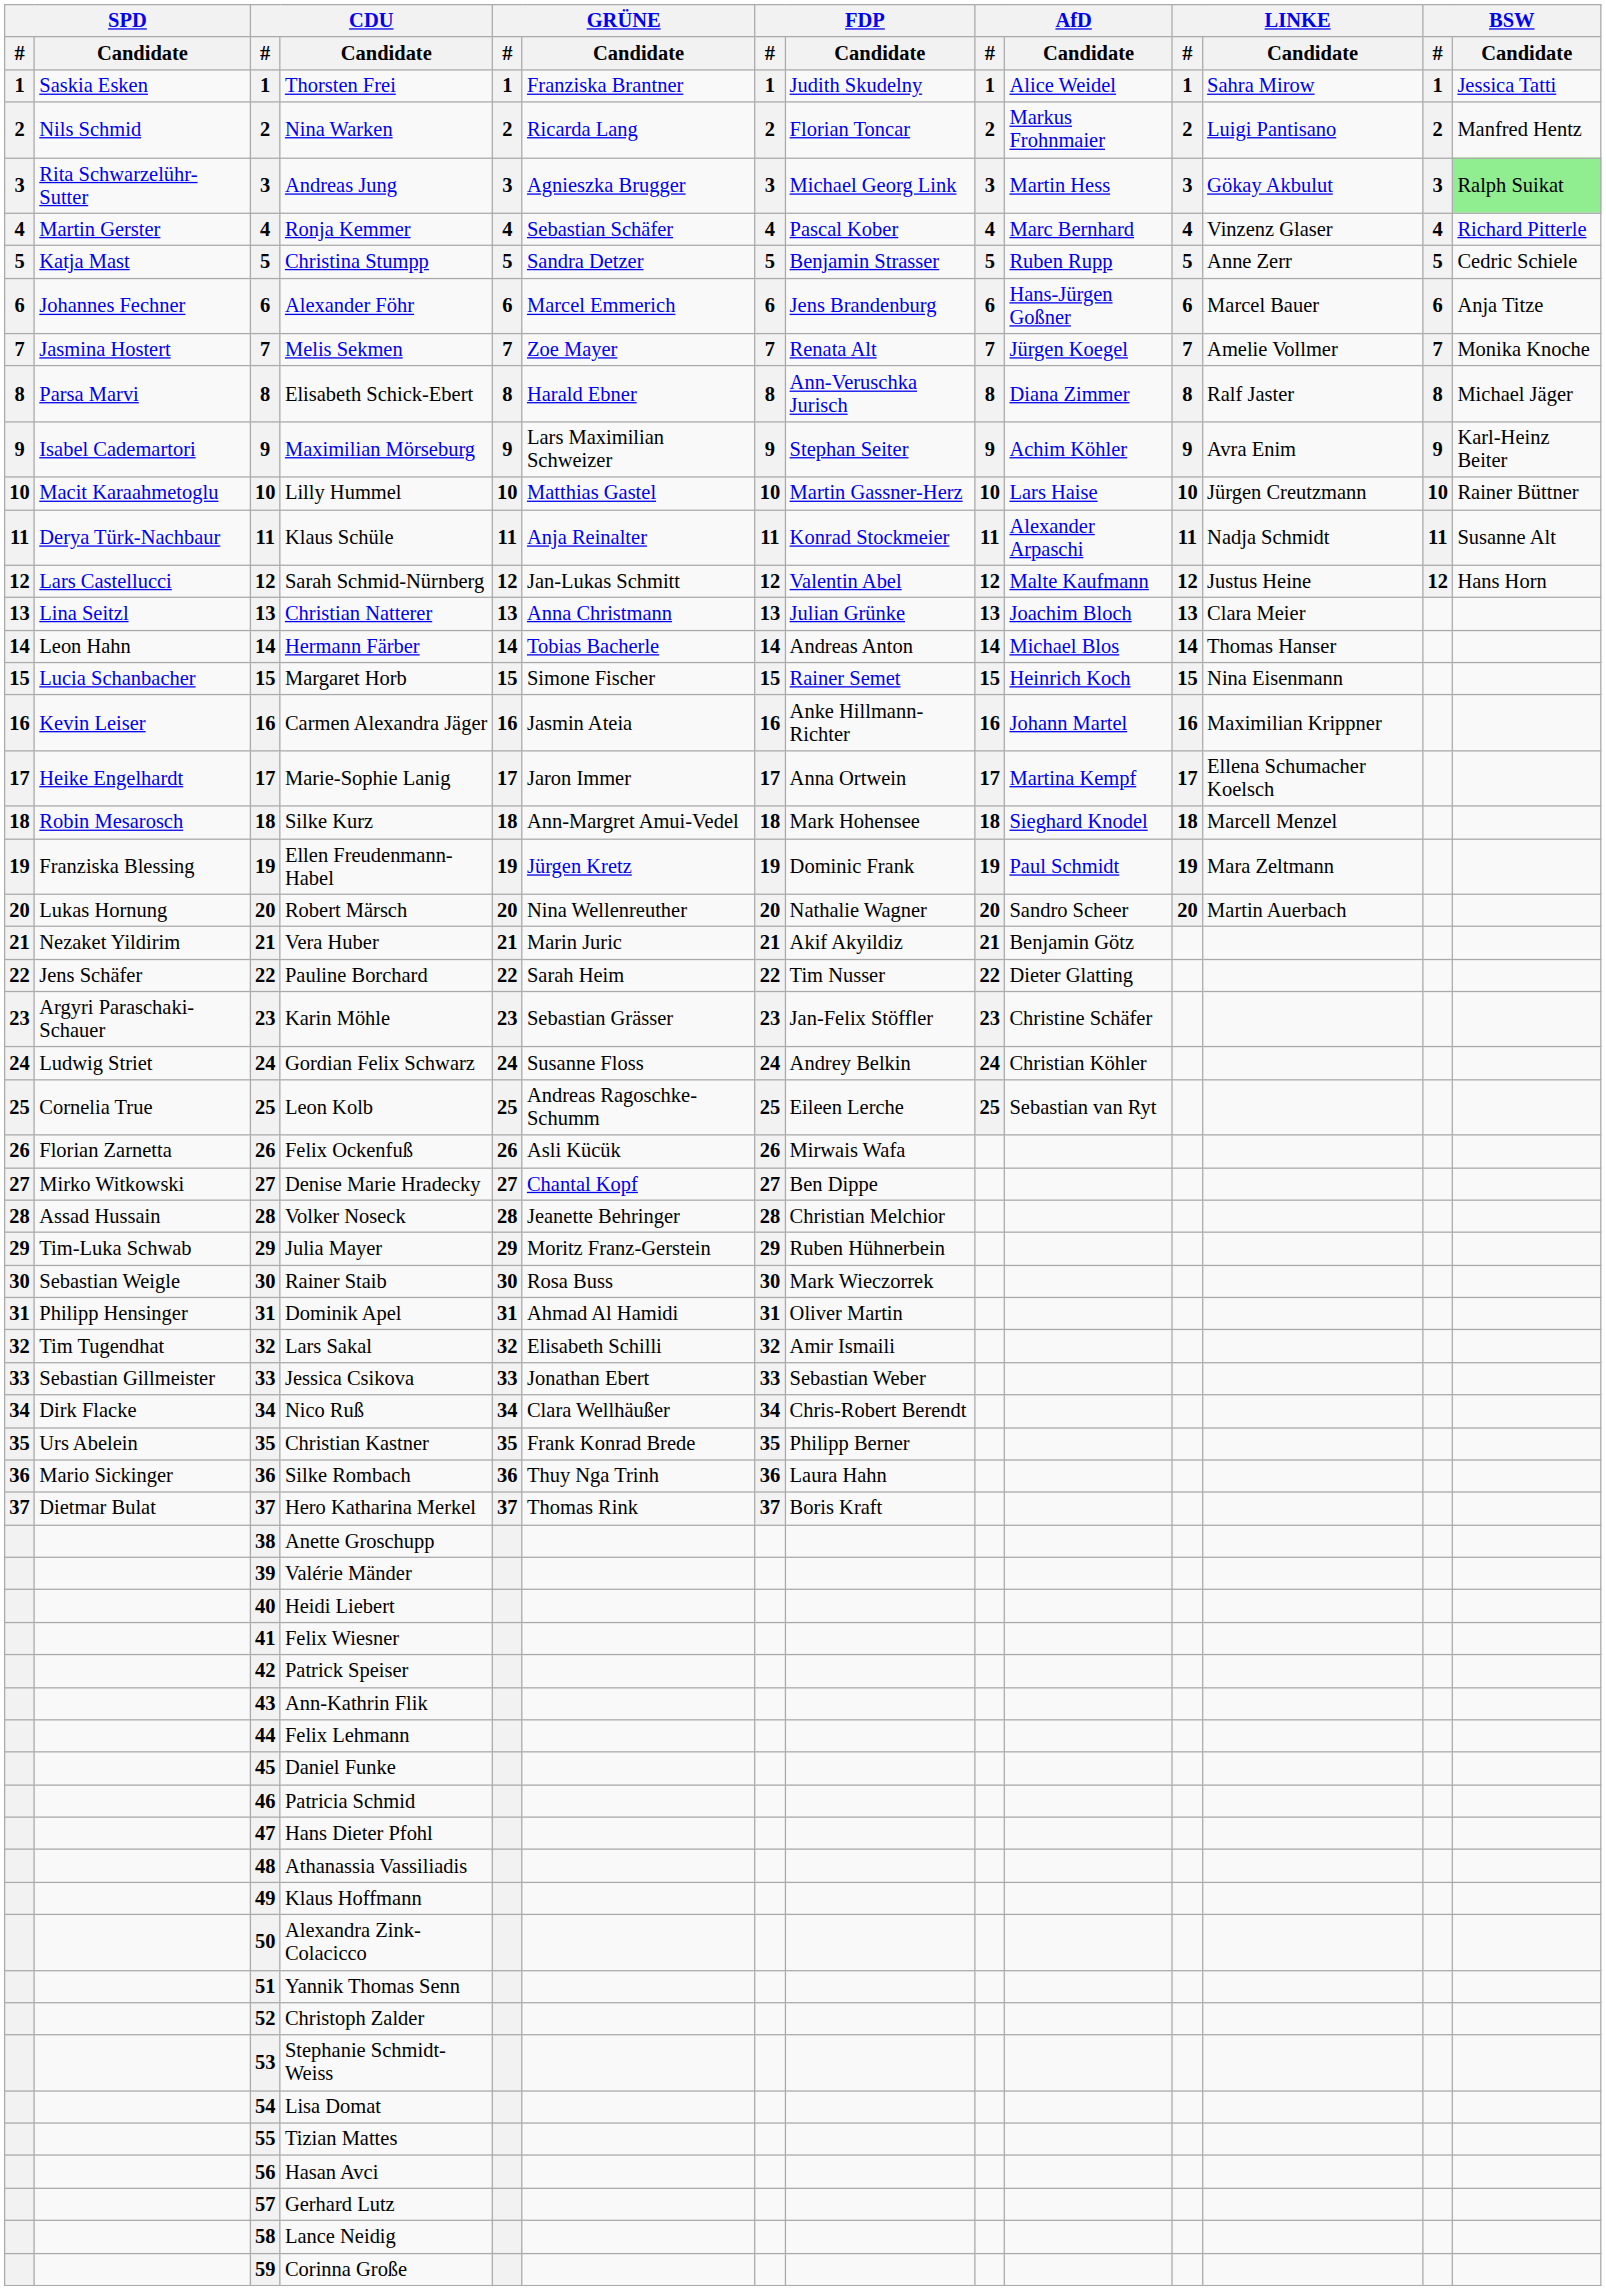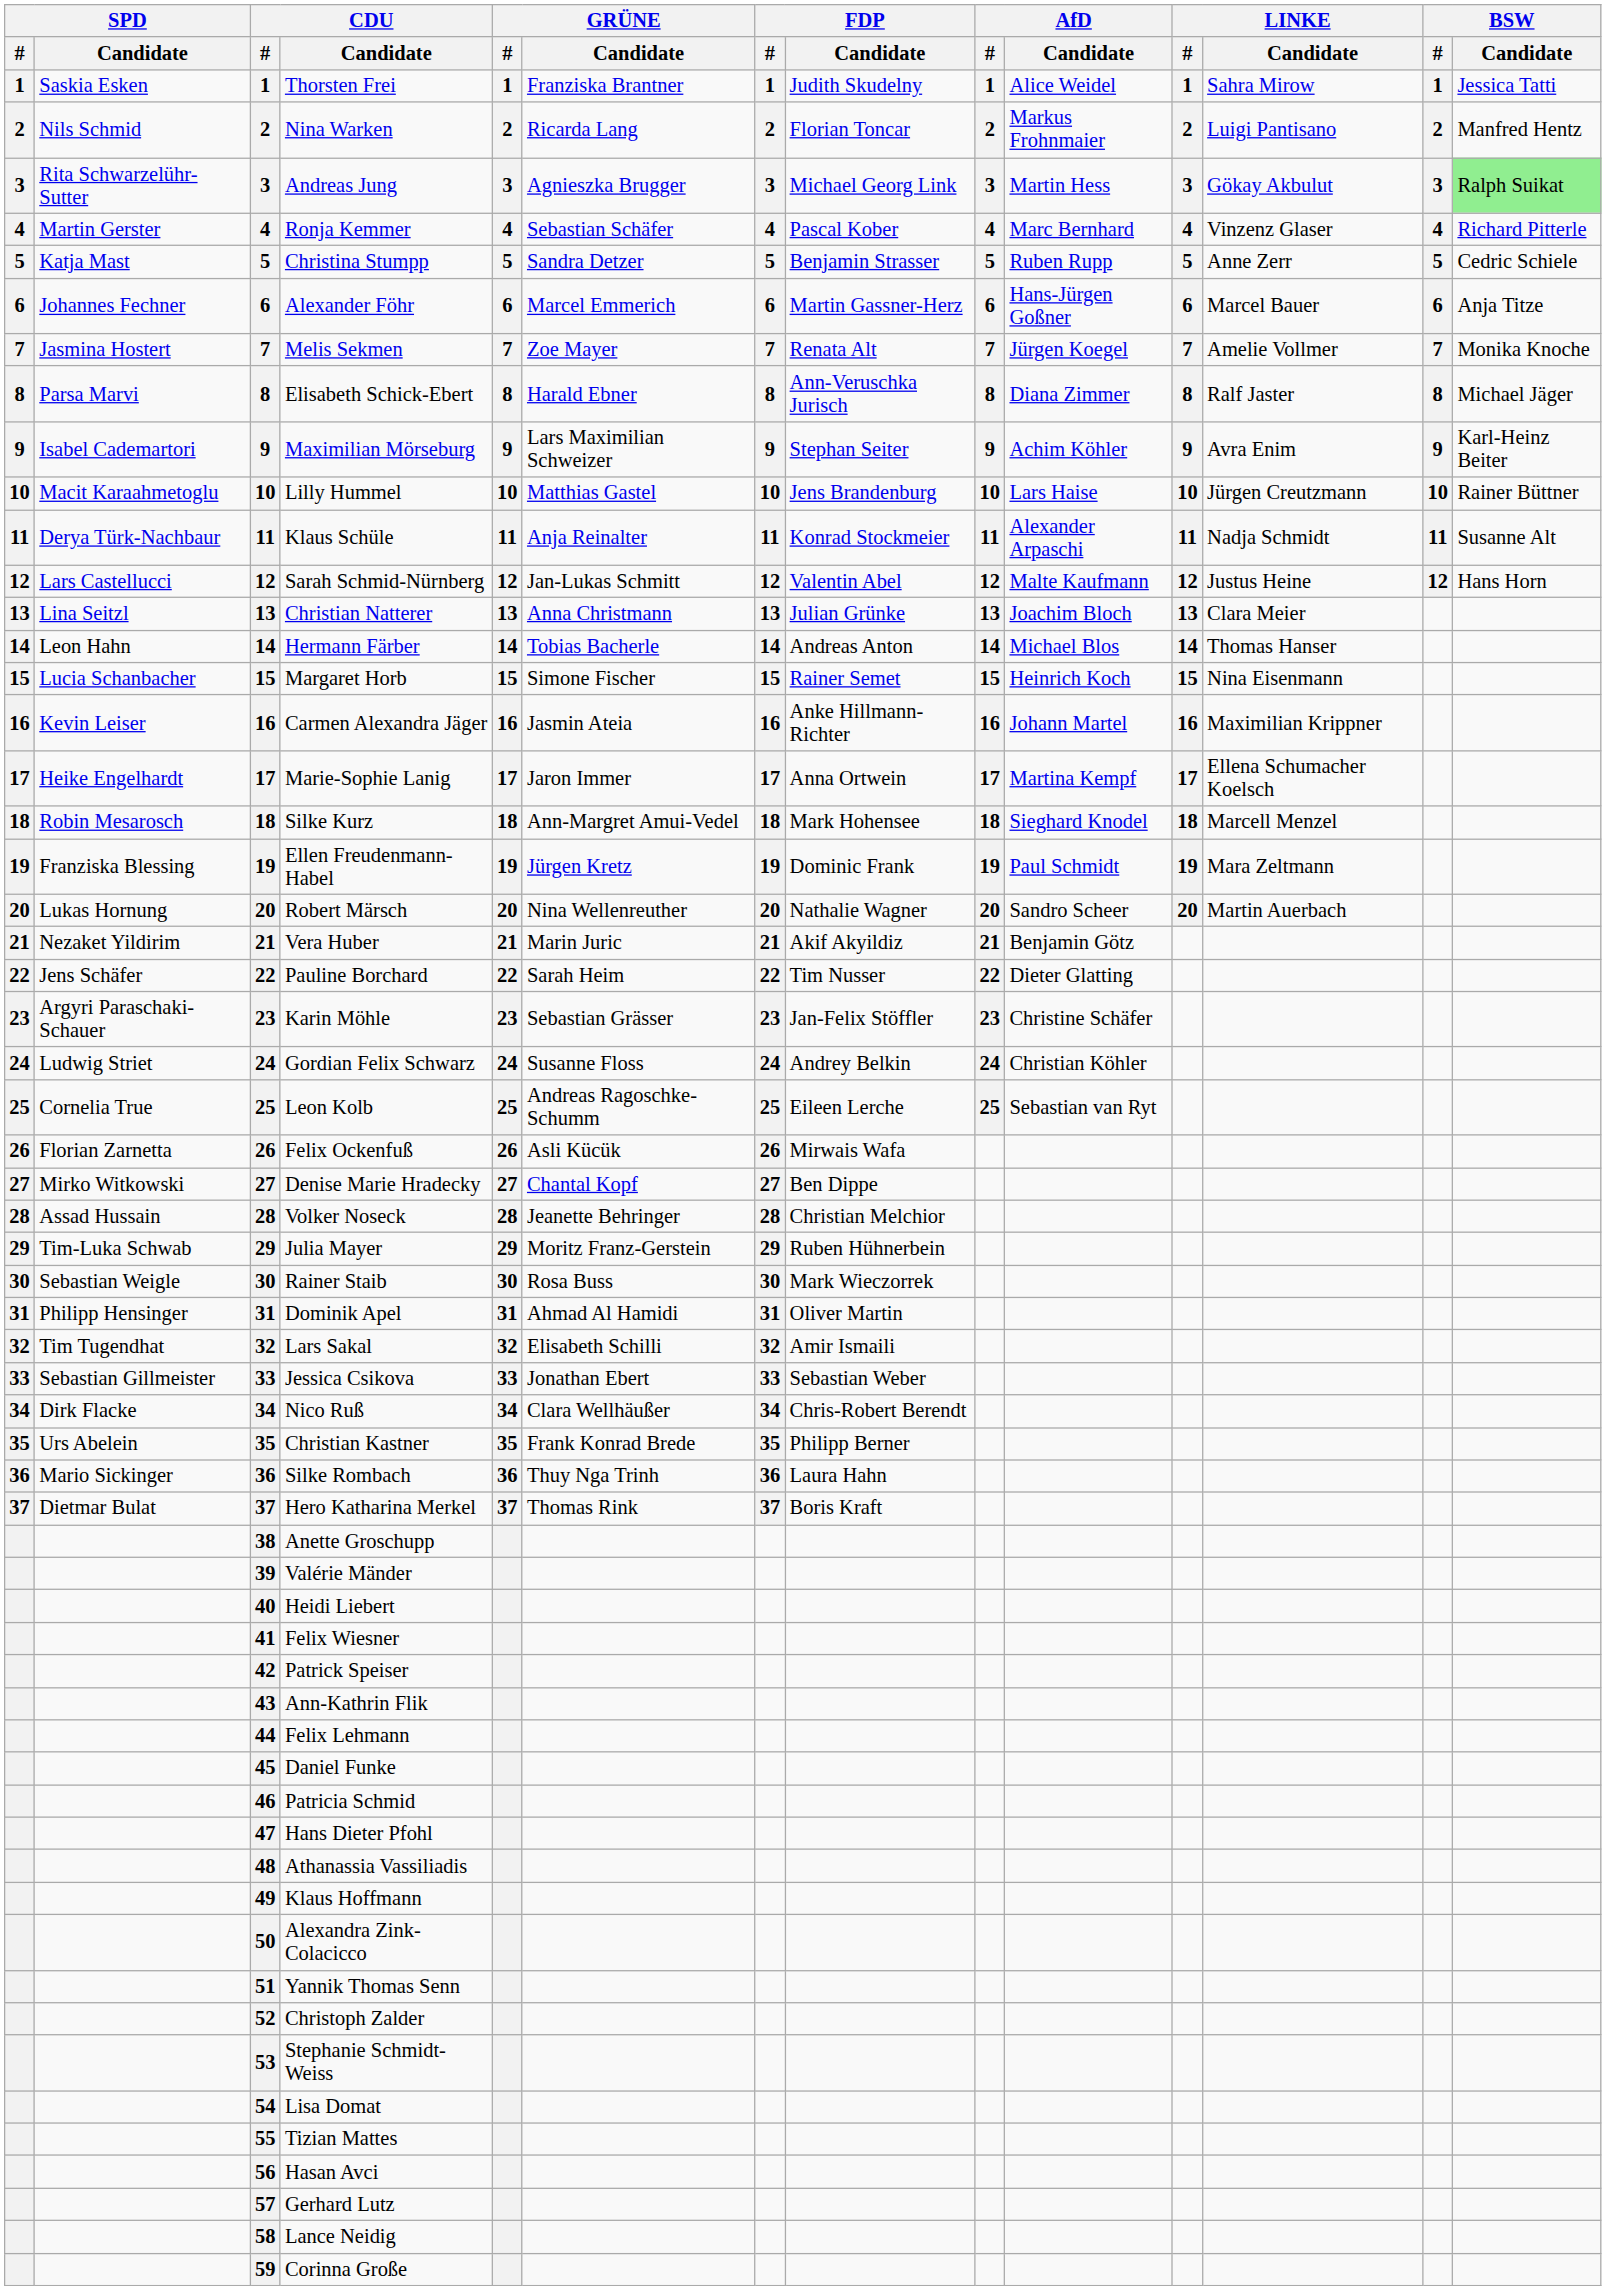(863, 305) Jens Brandenburg -> (876, 305) Martin Gassner-Herz
(876, 493) Martin Gassner-Herz -> (863, 493) Jens Brandenburg
